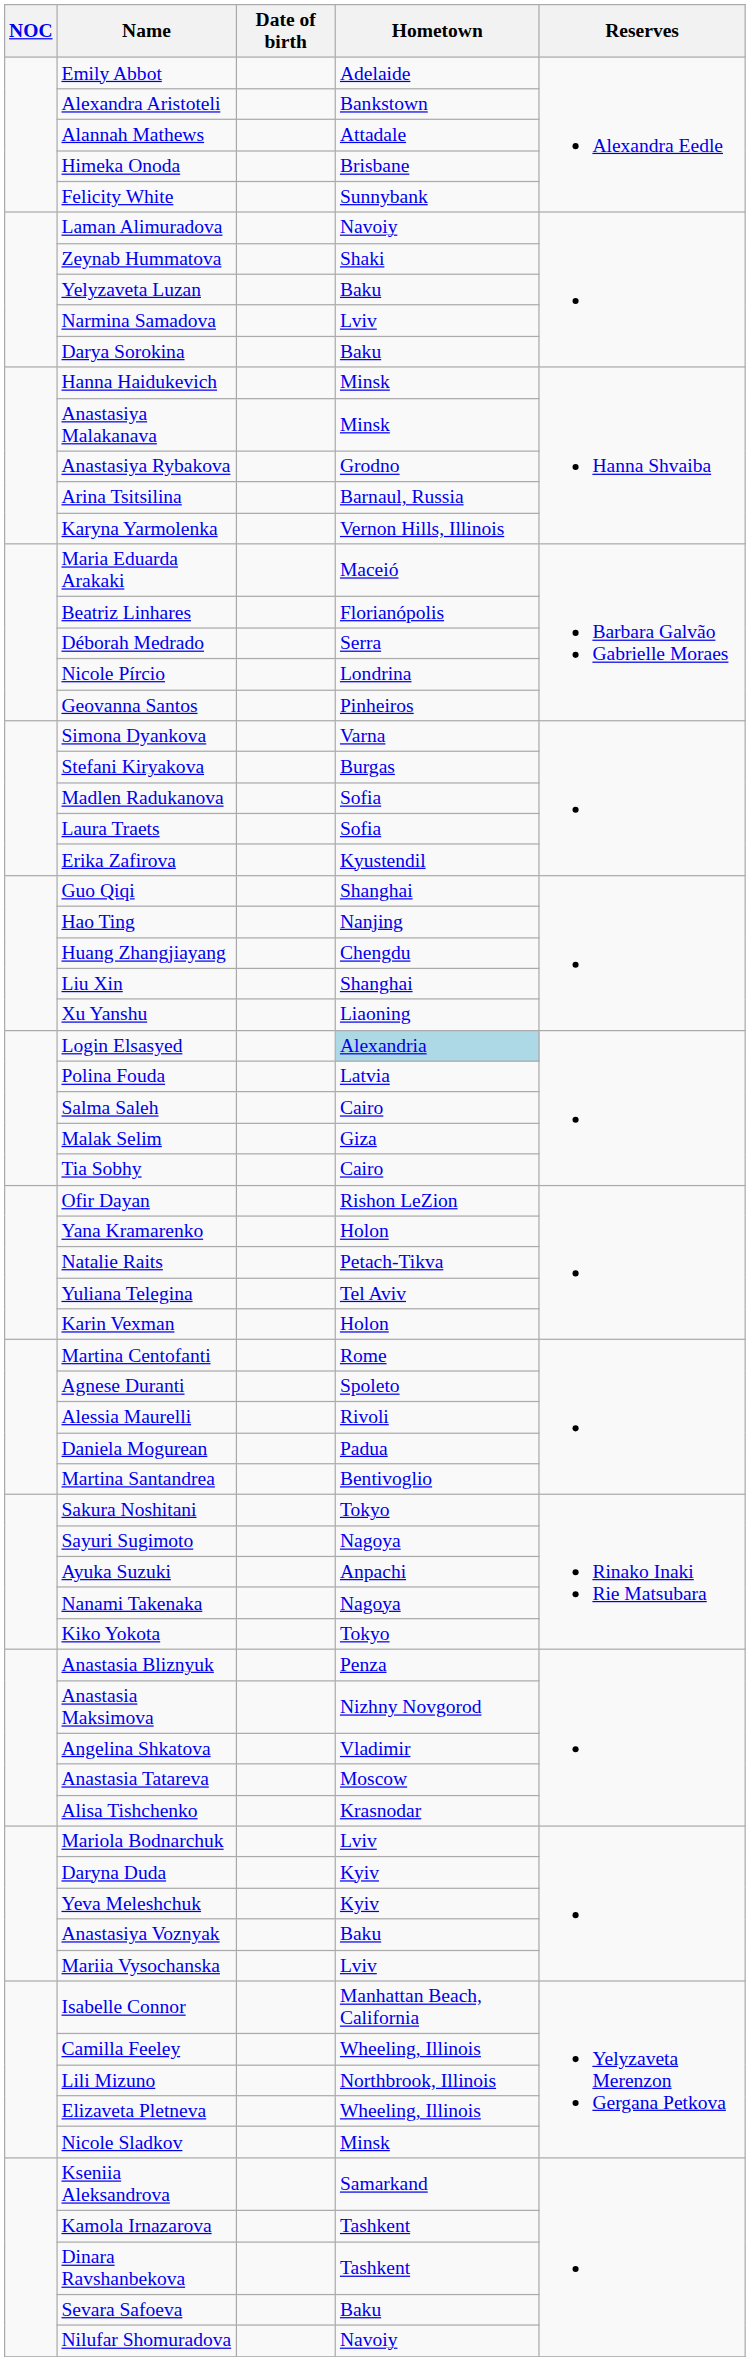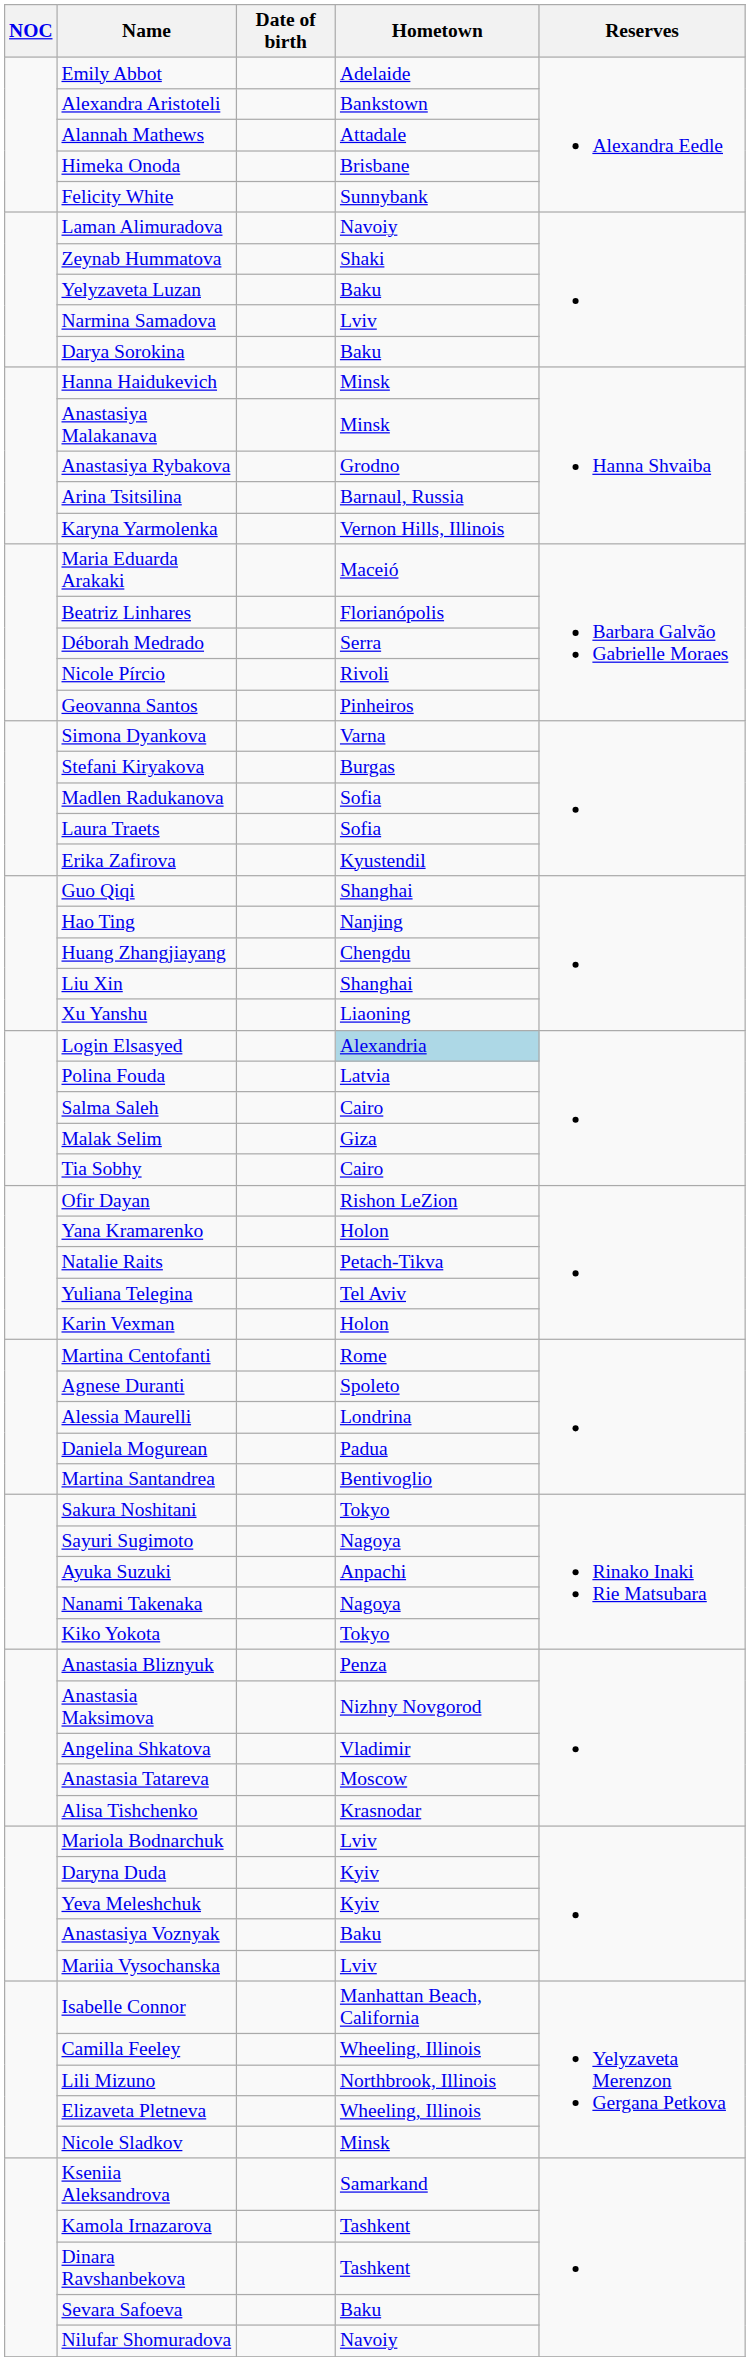(376, 674) Londrina -> (364, 674) Rivoli
(364, 1417) Rivoli -> (376, 1417) Londrina
